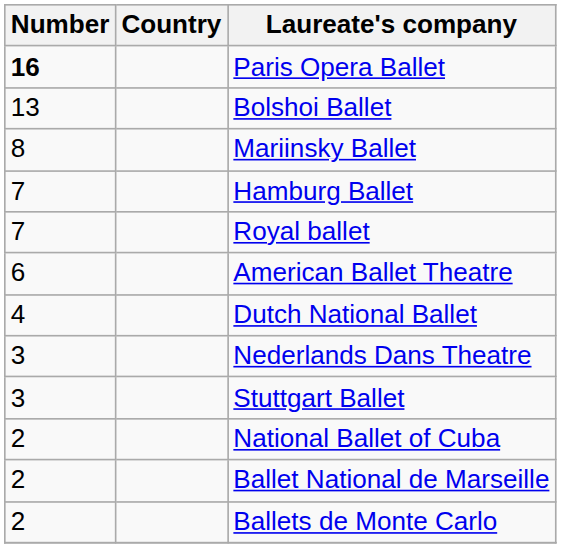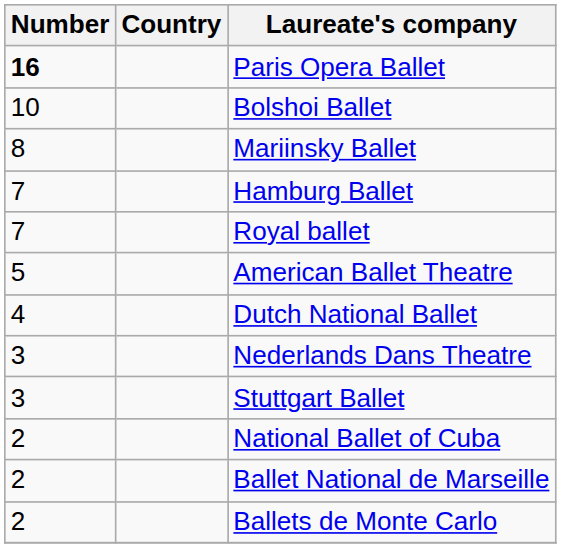(25, 107) 13 -> (25, 107) 10
(18, 273) 6 -> (18, 273) 5
